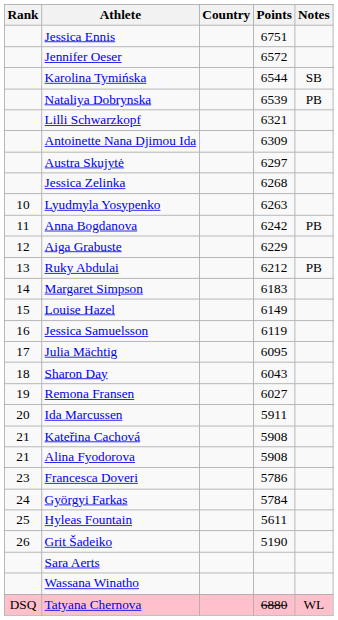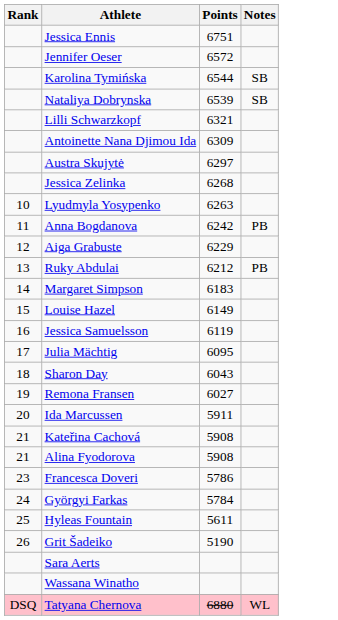- column: (226, 15)
(314, 99) PB -> (260, 99) SB
